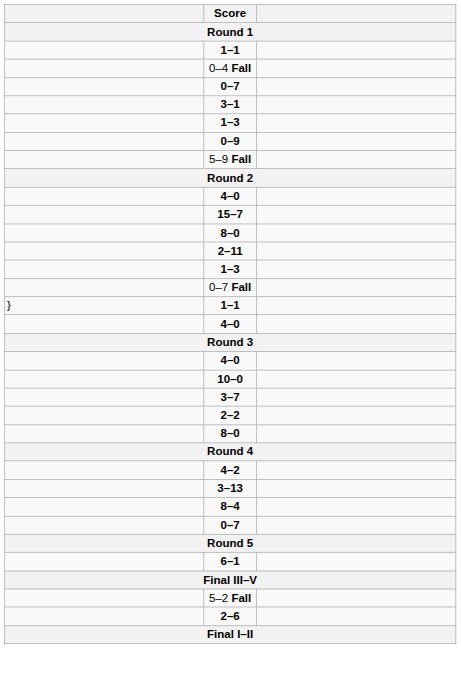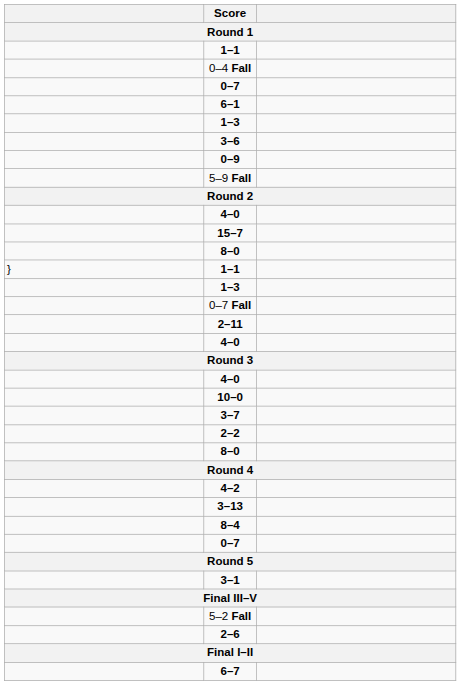rows swapped: (104, 562) <-> (104, 105)
+ row: (104, 141)
rows swapped: (104, 251) <-> (9, 305)
+ row: (104, 671)
